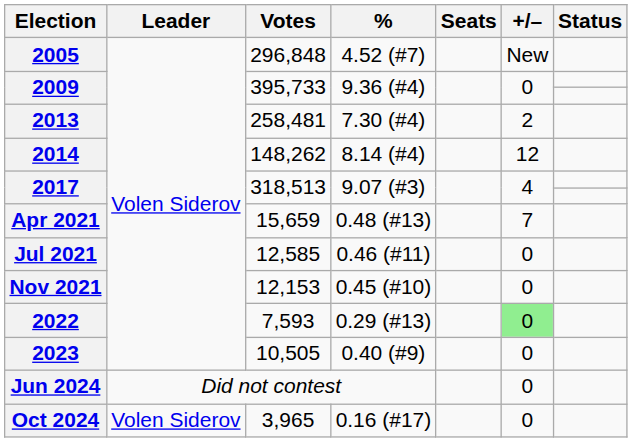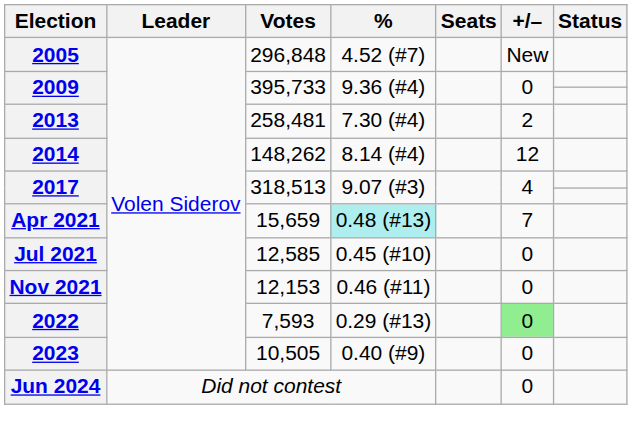(383, 220) no background -> (383, 220) paleturquoise background
(383, 253) 0.46 (#11) -> (383, 253) 0.45 (#10)
(383, 287) 0.45 (#10) -> (383, 287) 0.46 (#11)
- row: (55, 420)
